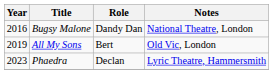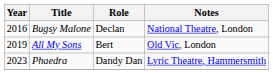(119, 28) Dandy Dan -> (110, 28) Declan
(110, 61) Declan -> (119, 61) Dandy Dan
